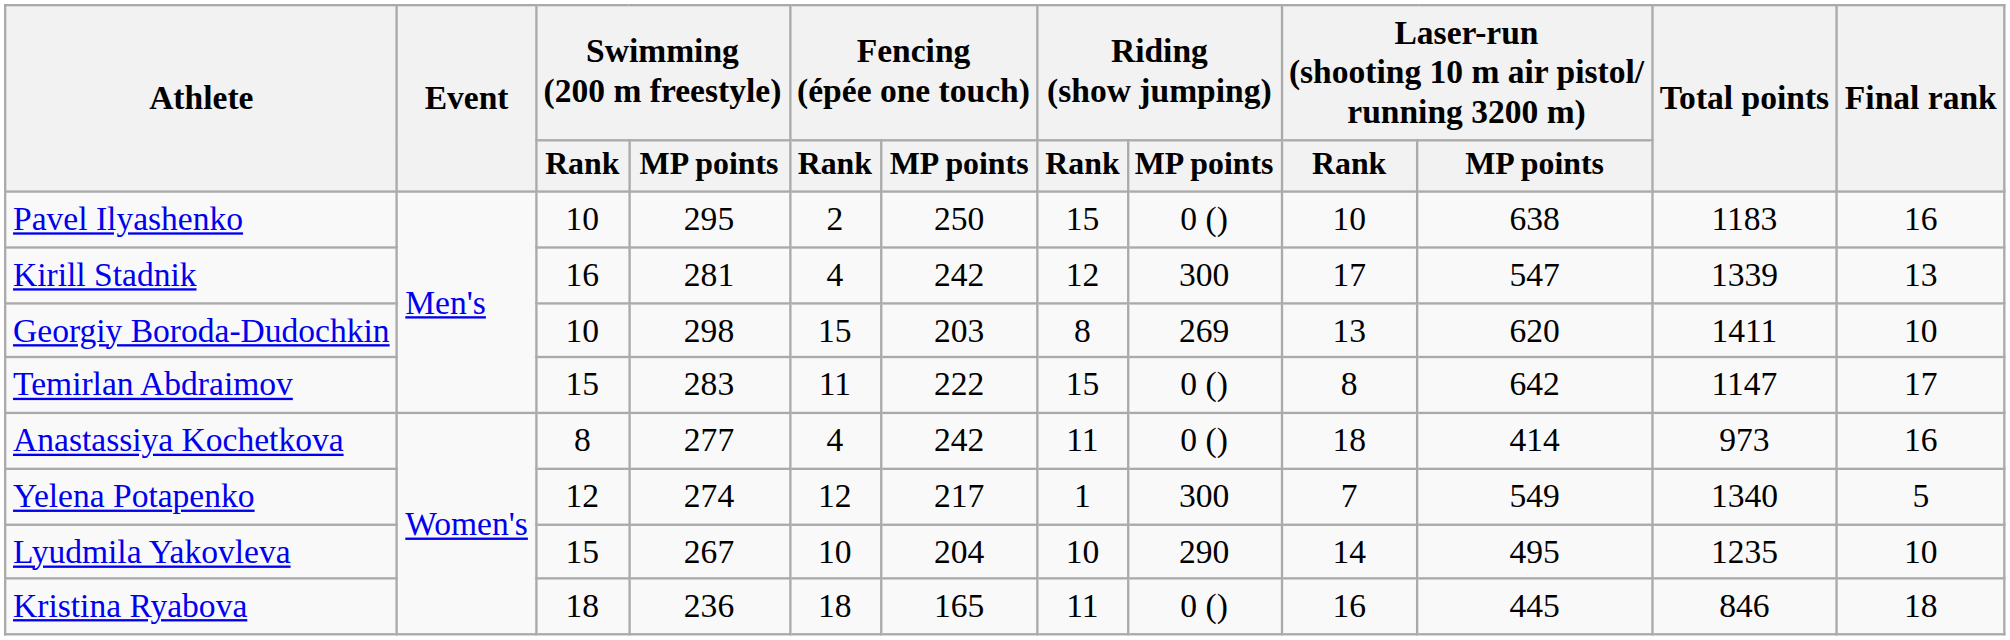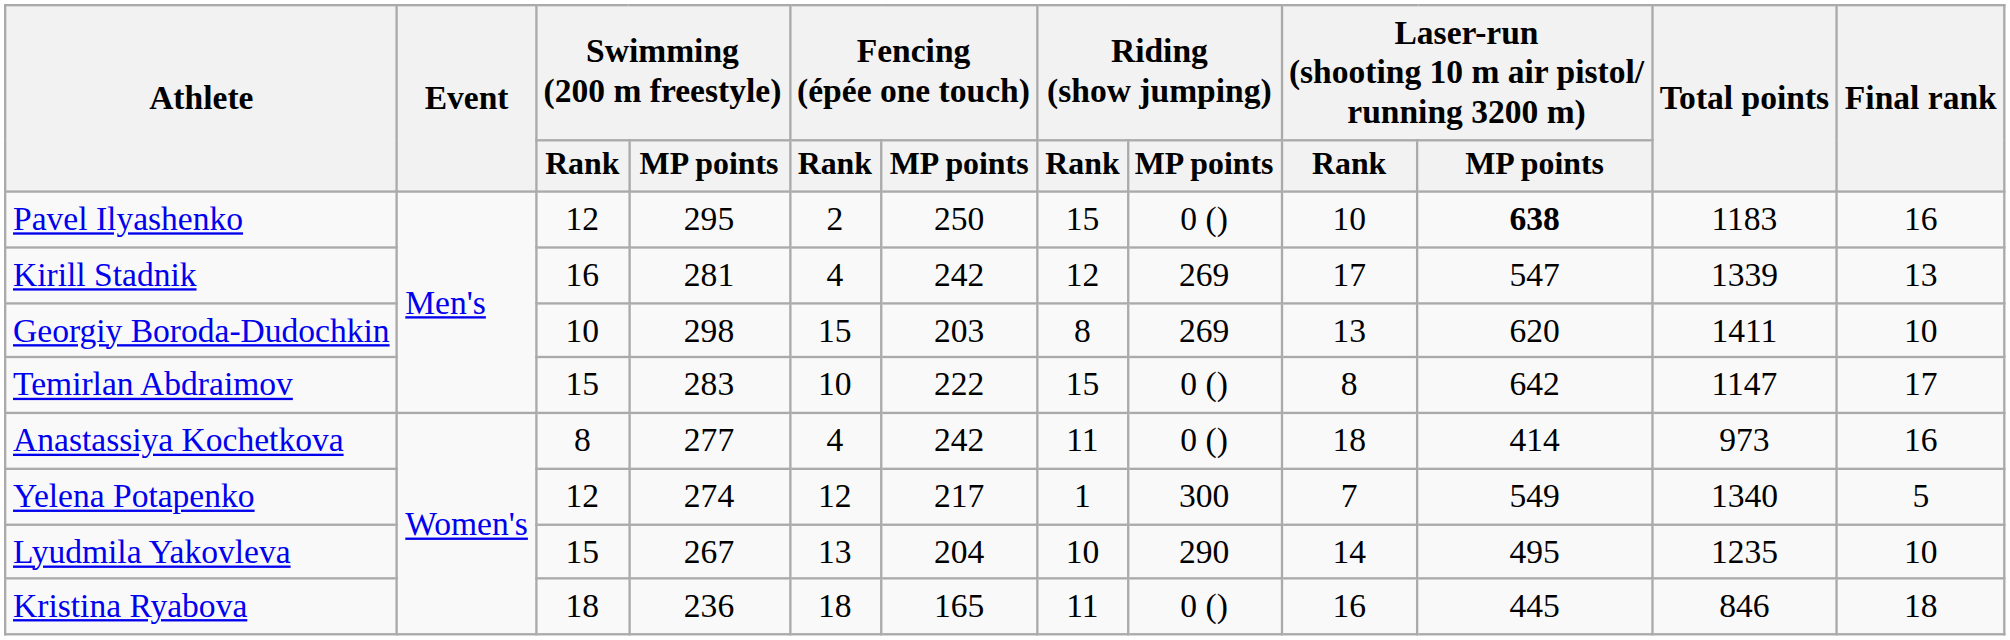(582, 219) 10 -> (582, 219) 12
(1535, 219) normal -> (1535, 219) bold
(1204, 274) 300 -> (1204, 274) 269
(835, 385) 11 -> (835, 385) 10
(835, 551) 10 -> (835, 551) 13
